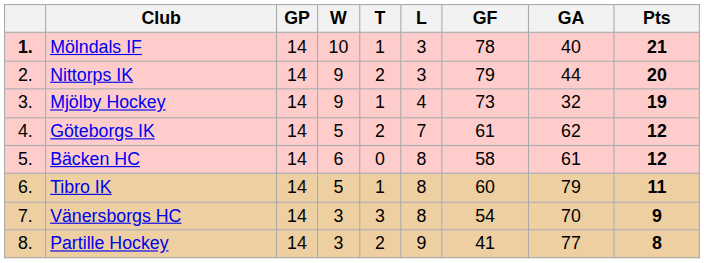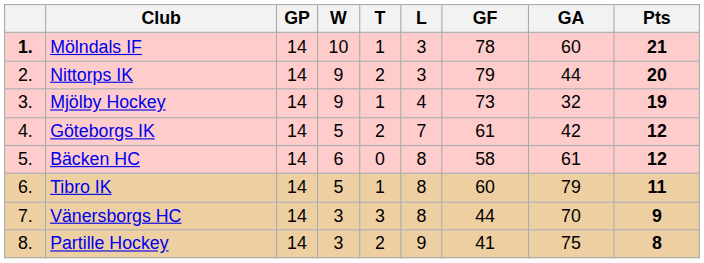(571, 46) 40 -> (571, 46) 60
(571, 131) 62 -> (571, 131) 42
(485, 215) 54 -> (485, 215) 44
(571, 243) 77 -> (571, 243) 75
